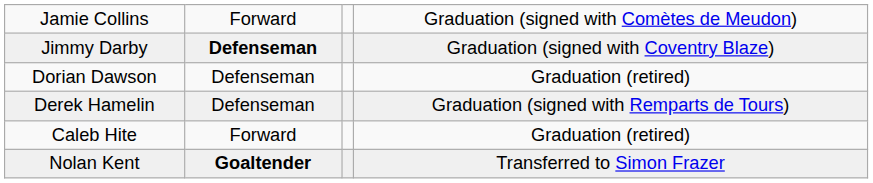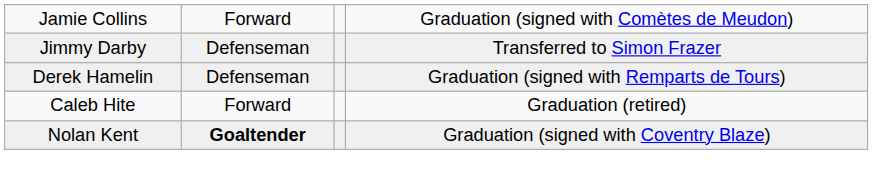(263, 47) bold -> (258, 47) normal
(611, 47) Graduation (signed with Coventry Blaze) -> (607, 47) Transferred to Simon Frazer
- row: (94, 76)
(611, 163) Transferred to Simon Frazer -> (607, 134) Graduation (signed with Coventry Blaze)
